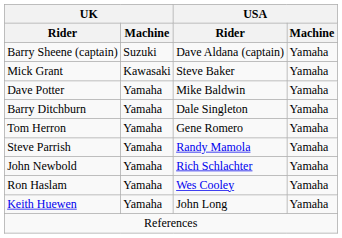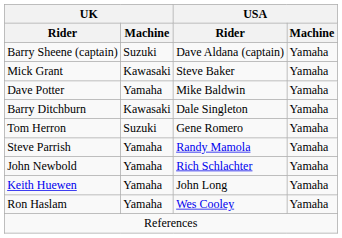(143, 109) Yamaha -> (147, 109) Kawasaki
(143, 128) Yamaha -> (140, 128) Suzuki
rows swapped: (37, 185) <-> (42, 204)
